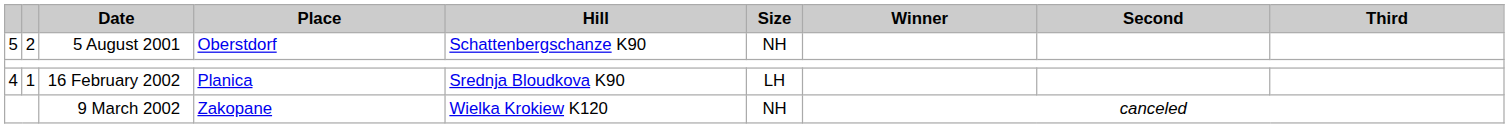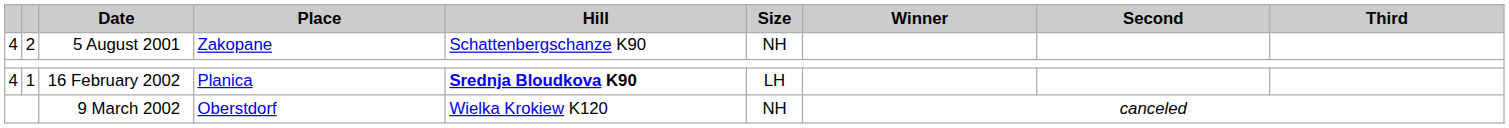(13, 45) 5 -> (13, 45) 4
(237, 45) Oberstdorf -> (235, 45) Zakopane
(537, 80) normal -> (543, 80) bold
(235, 108) Zakopane -> (237, 108) Oberstdorf
